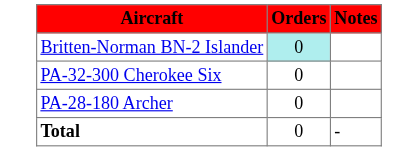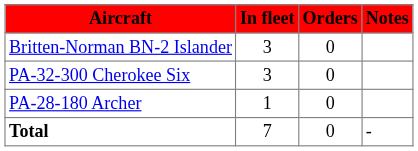+ column: (267, 18)
(299, 46) paleturquoise background -> (330, 46) no background
